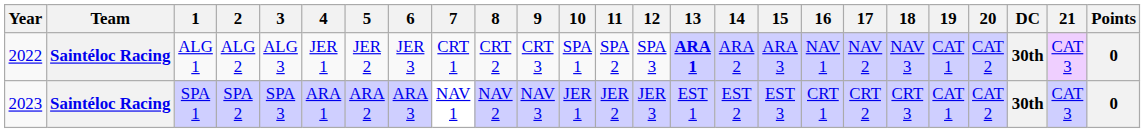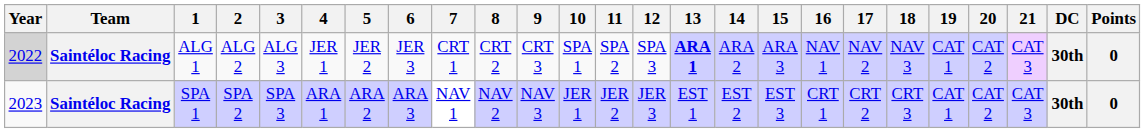columns swapped: (1067, 18) <-> (1028, 18)
(25, 56) no background -> (25, 56) lightgrey background
